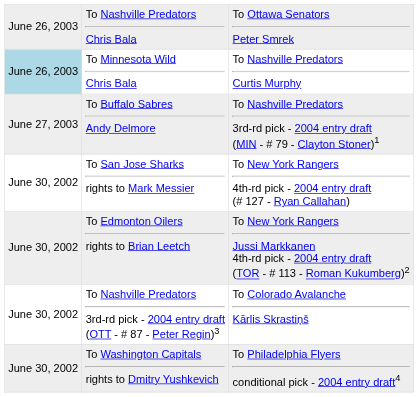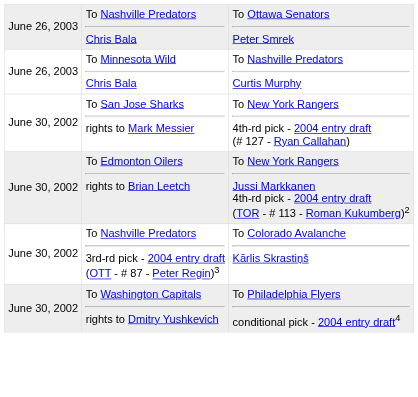(43, 71) lightblue background -> (43, 71) no background
- row: (155, 116)
